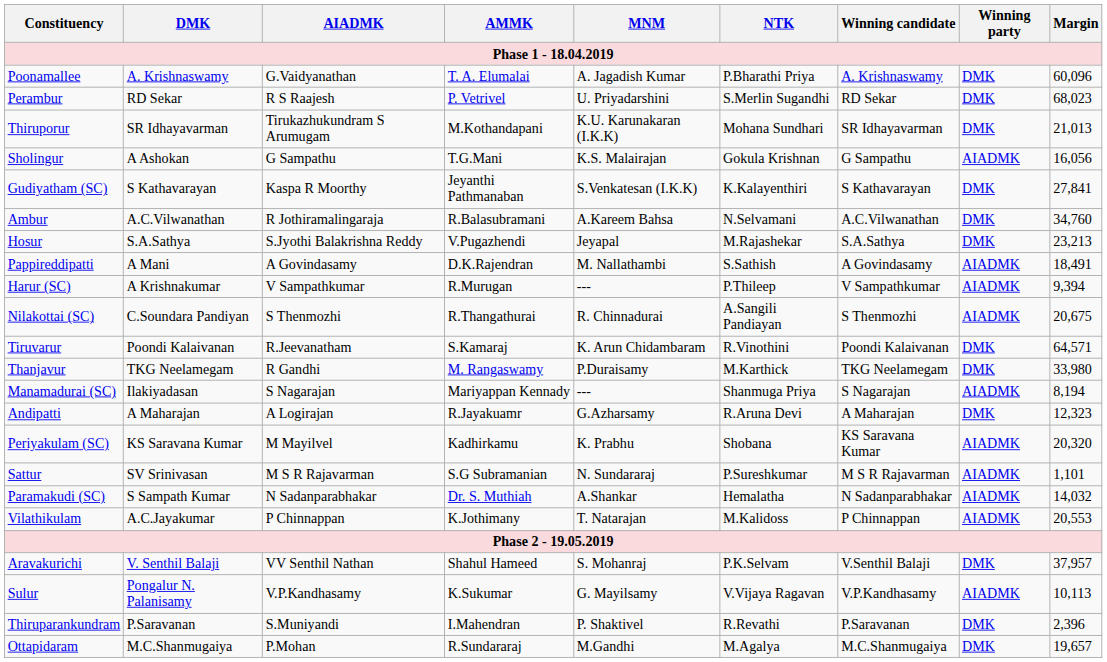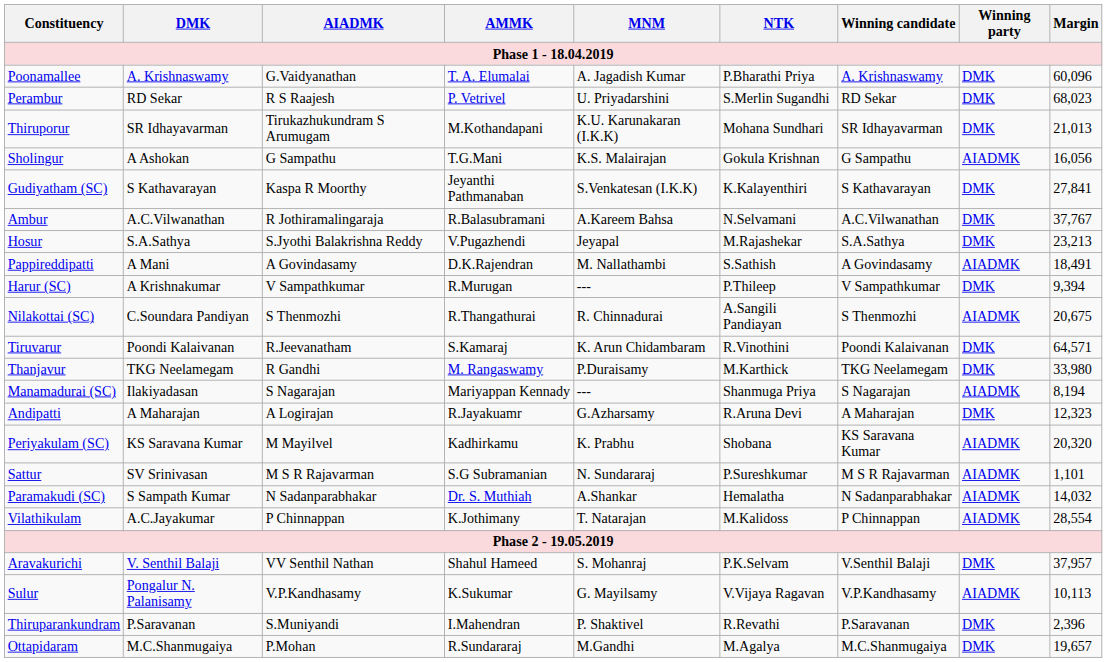(1072, 219) 34,760 -> (1072, 219) 37,767
(991, 286) AIADMK -> (978, 286) DMK
(1072, 519) 20,553 -> (1072, 519) 28,554
